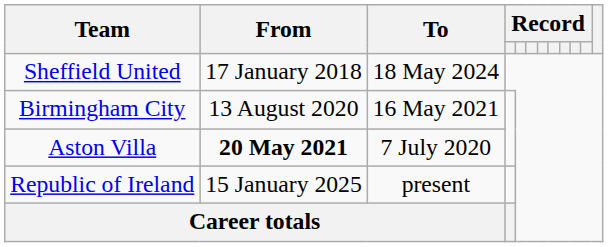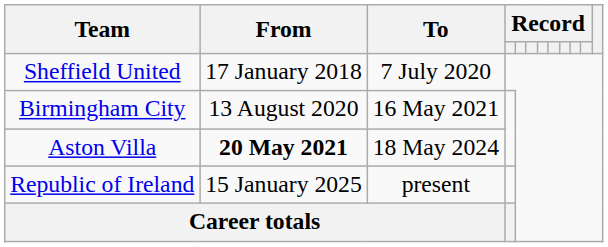(436, 71) 18 May 2024 -> (436, 71) 7 July 2020
(436, 146) 7 July 2020 -> (436, 146) 18 May 2024
